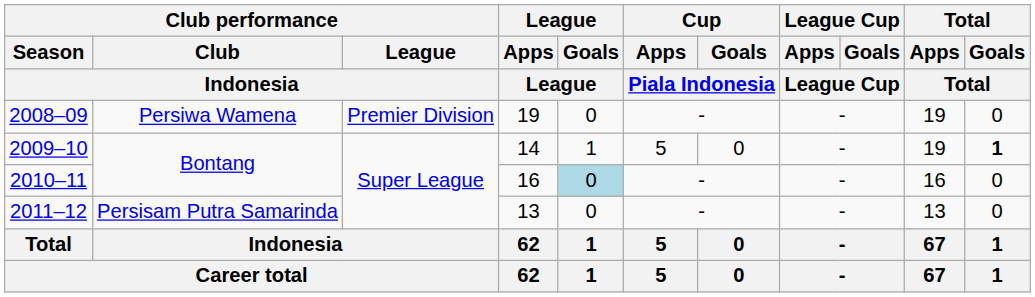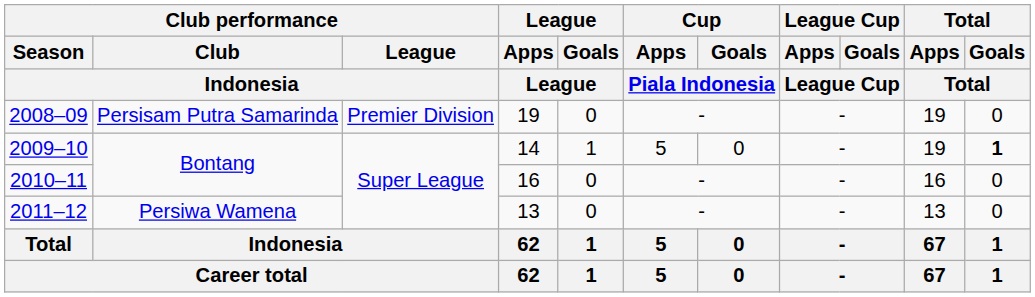(218, 116) Persiwa Wamena -> (218, 116) Persisam Putra Samarinda
(591, 180) lightblue background -> (591, 180) no background
(218, 212) Persisam Putra Samarinda -> (218, 212) Persiwa Wamena
